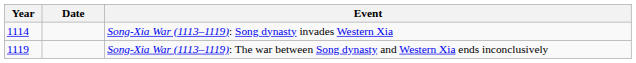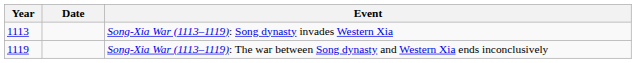(18, 31) 1114 -> (18, 31) 1113
